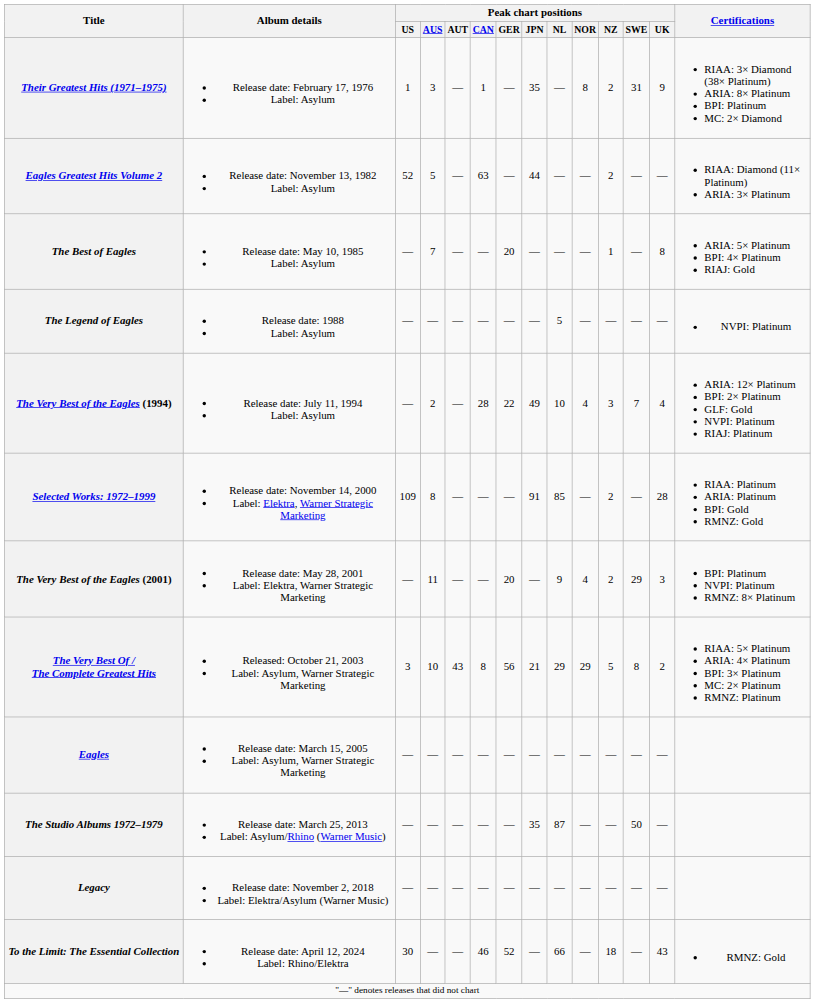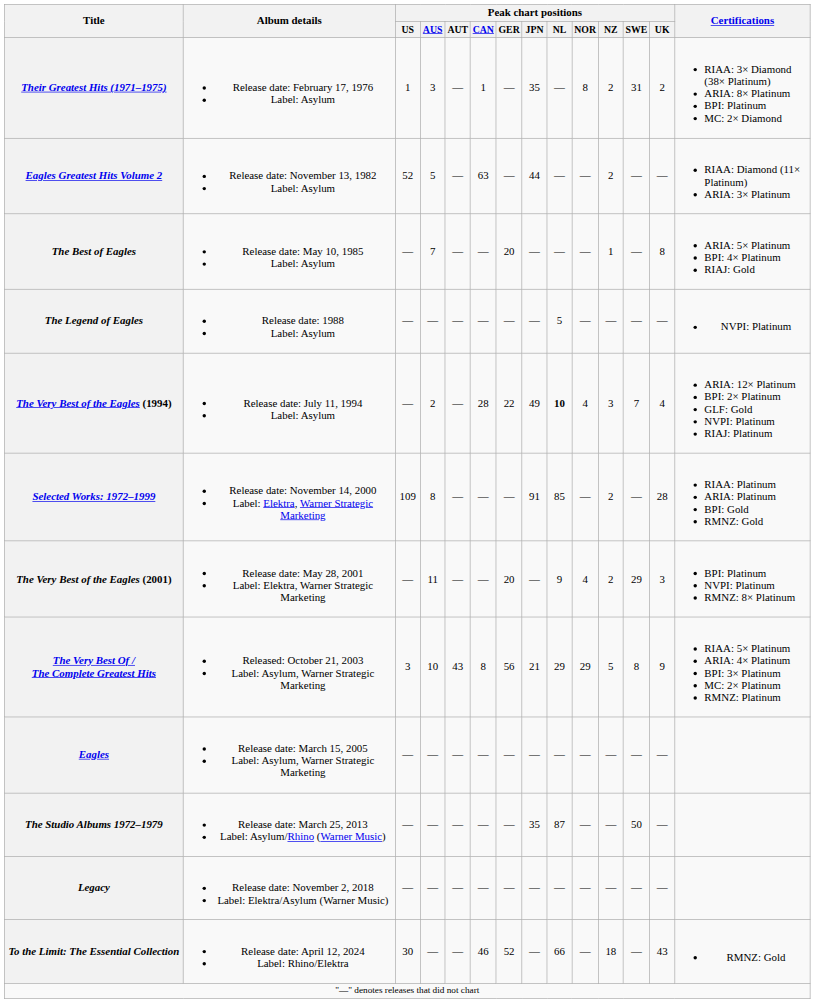(662, 88) 9 -> (662, 88) 2
(559, 403) normal -> (559, 403) bold
(662, 667) 2 -> (662, 667) 9
